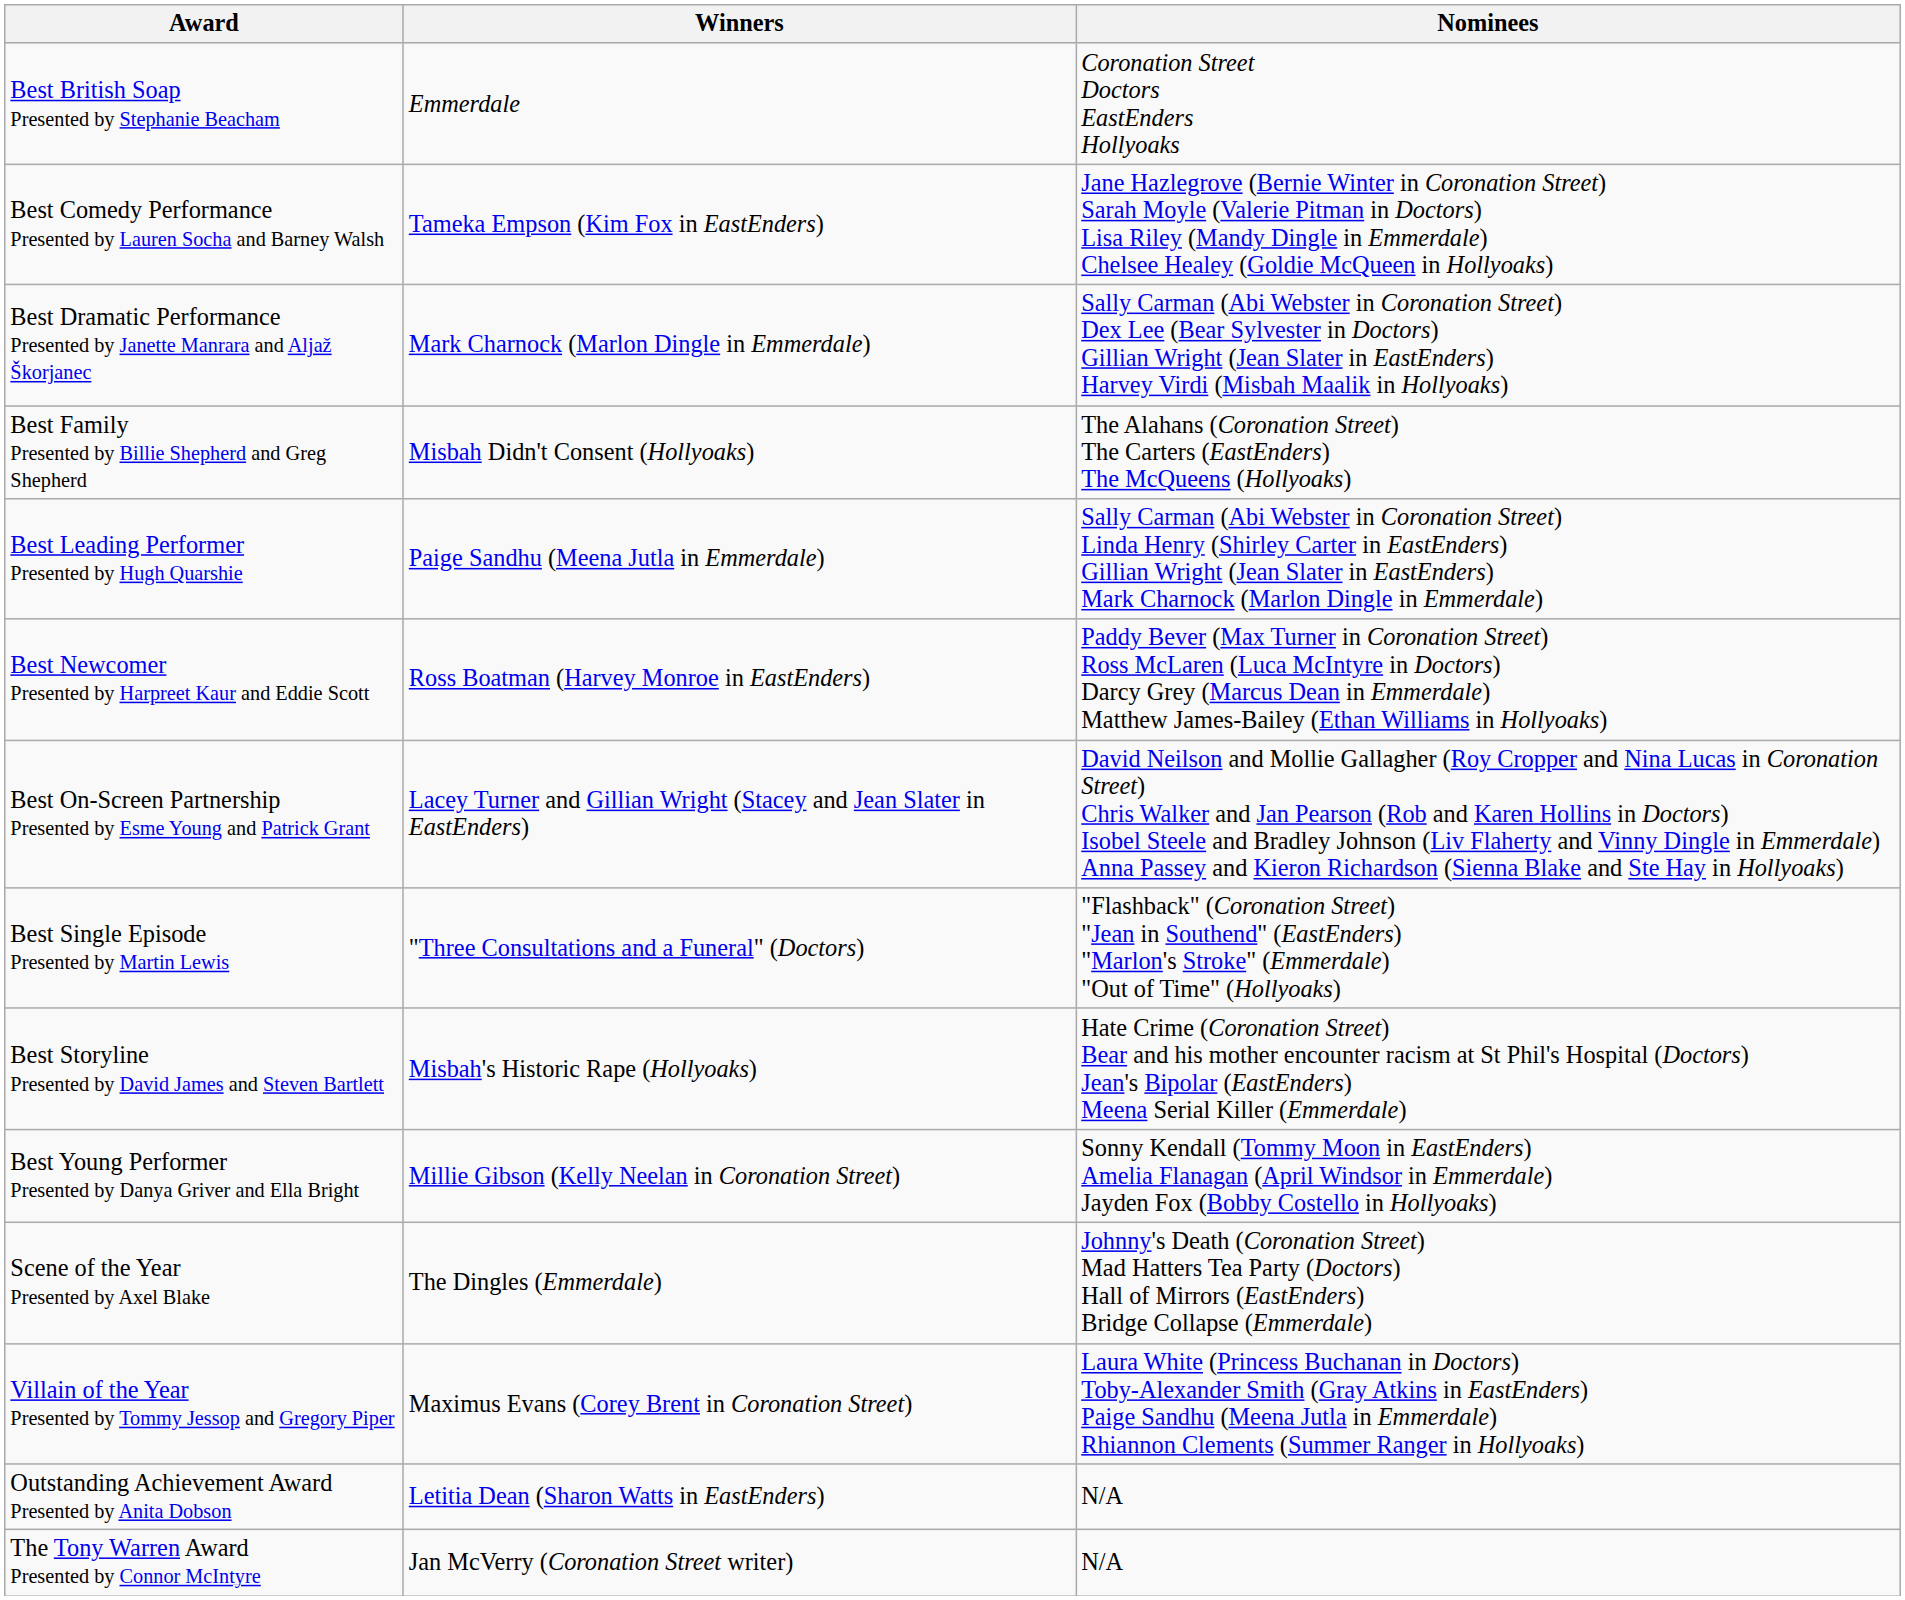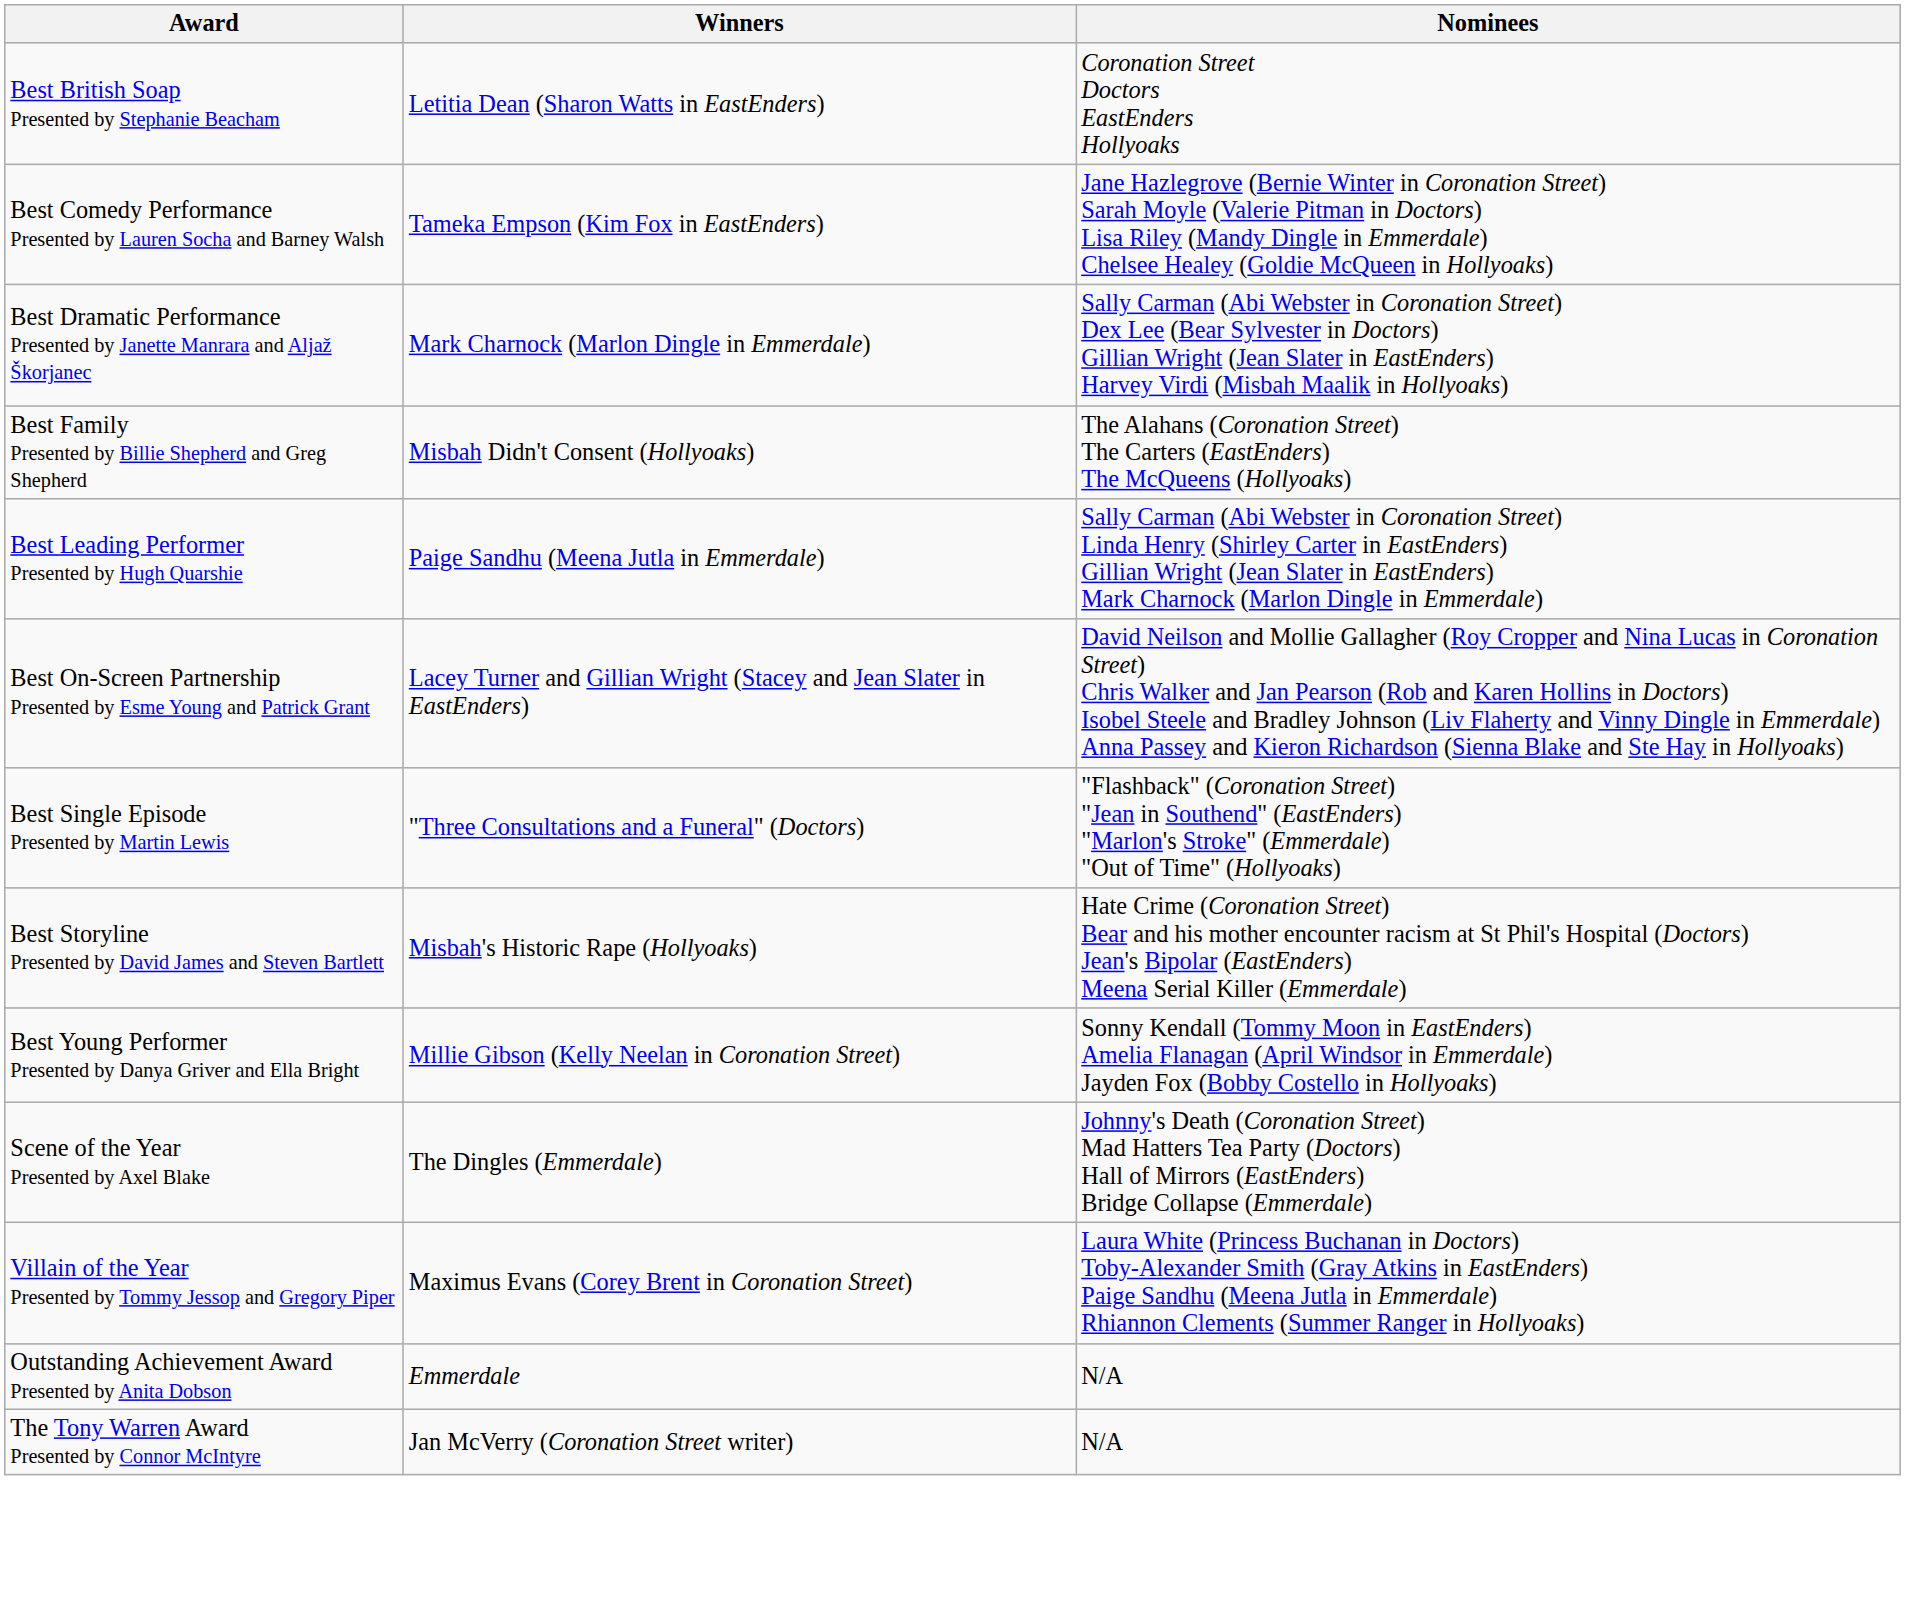(464, 103) Emmerdale -> (617, 103) Letitia Dean (Sharon Watts in EastEnders)
- row: (190, 679)
(617, 1496) Letitia Dean (Sharon Watts in EastEnders) -> (464, 1375) Emmerdale
